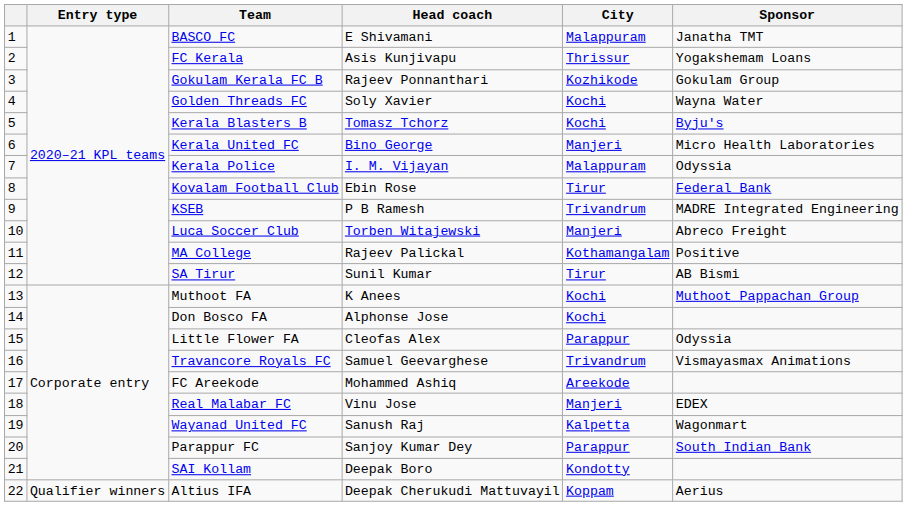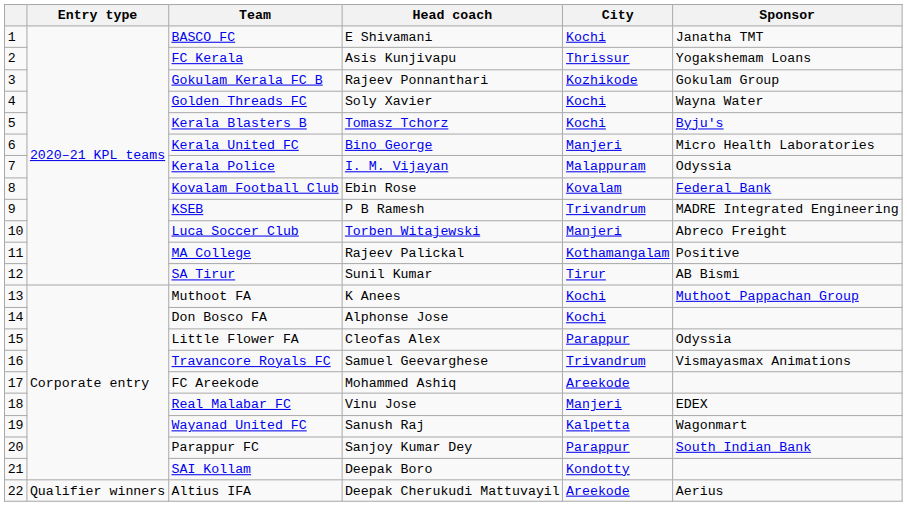(606, 37) Malappuram -> (586, 37) Kochi
(586, 188) Tirur -> (594, 188) Kovalam
(590, 491) Koppam -> (598, 491) Areekode
